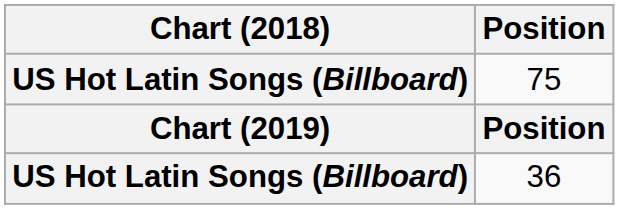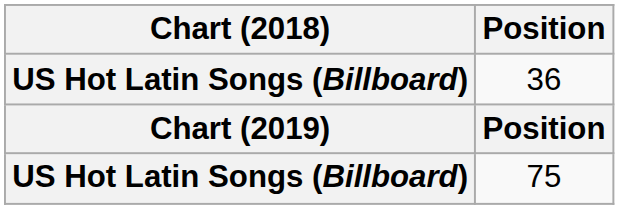rows swapped: (544, 78) <-> (544, 177)
